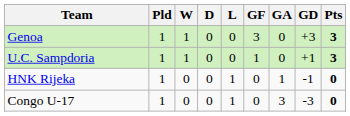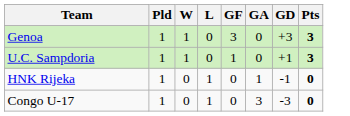- column: (209, 15)
